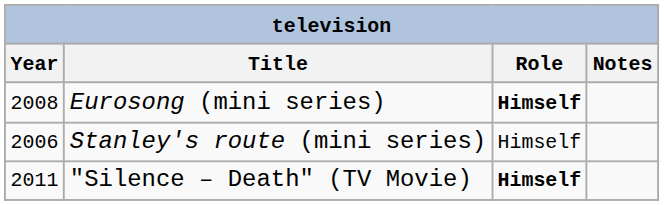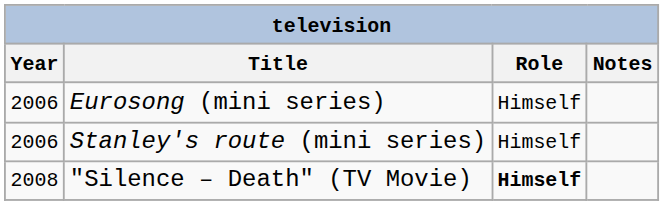(35, 103) 2008 -> (35, 103) 2006
(539, 102) bold -> (539, 103) normal
(35, 181) 2011 -> (35, 181) 2008
